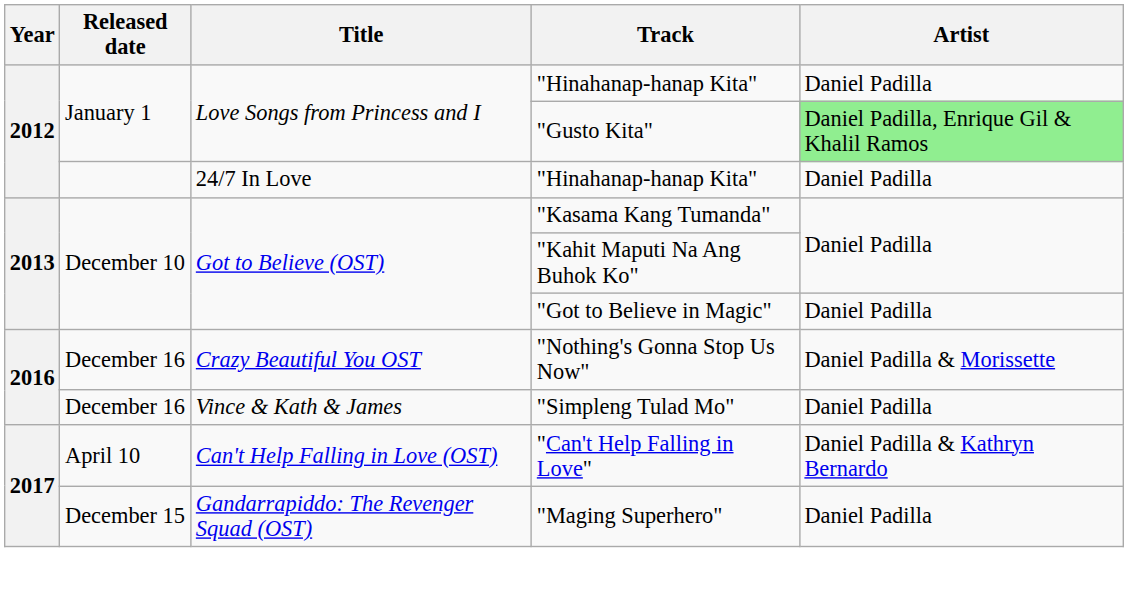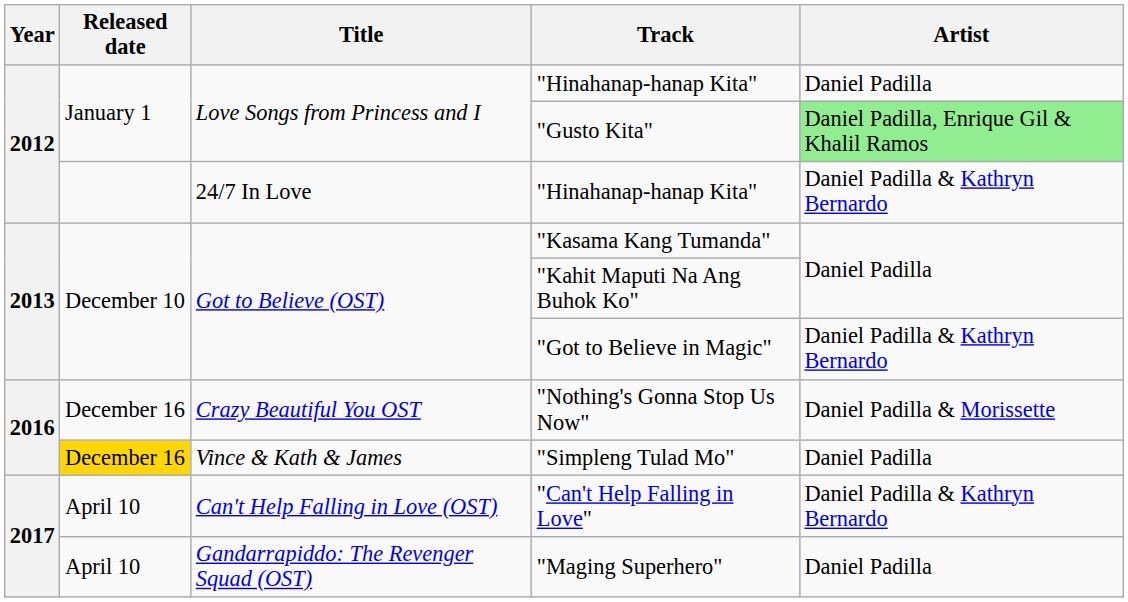(868, 179) Daniel Padilla -> (919, 191) Daniel Padilla & Kathryn Bernardo
(868, 311) Daniel Padilla -> (919, 348) Daniel Padilla & Kathryn Bernardo
(125, 407) no background -> (125, 457) gold background
(125, 516) December 15 -> (103, 566) April 10
